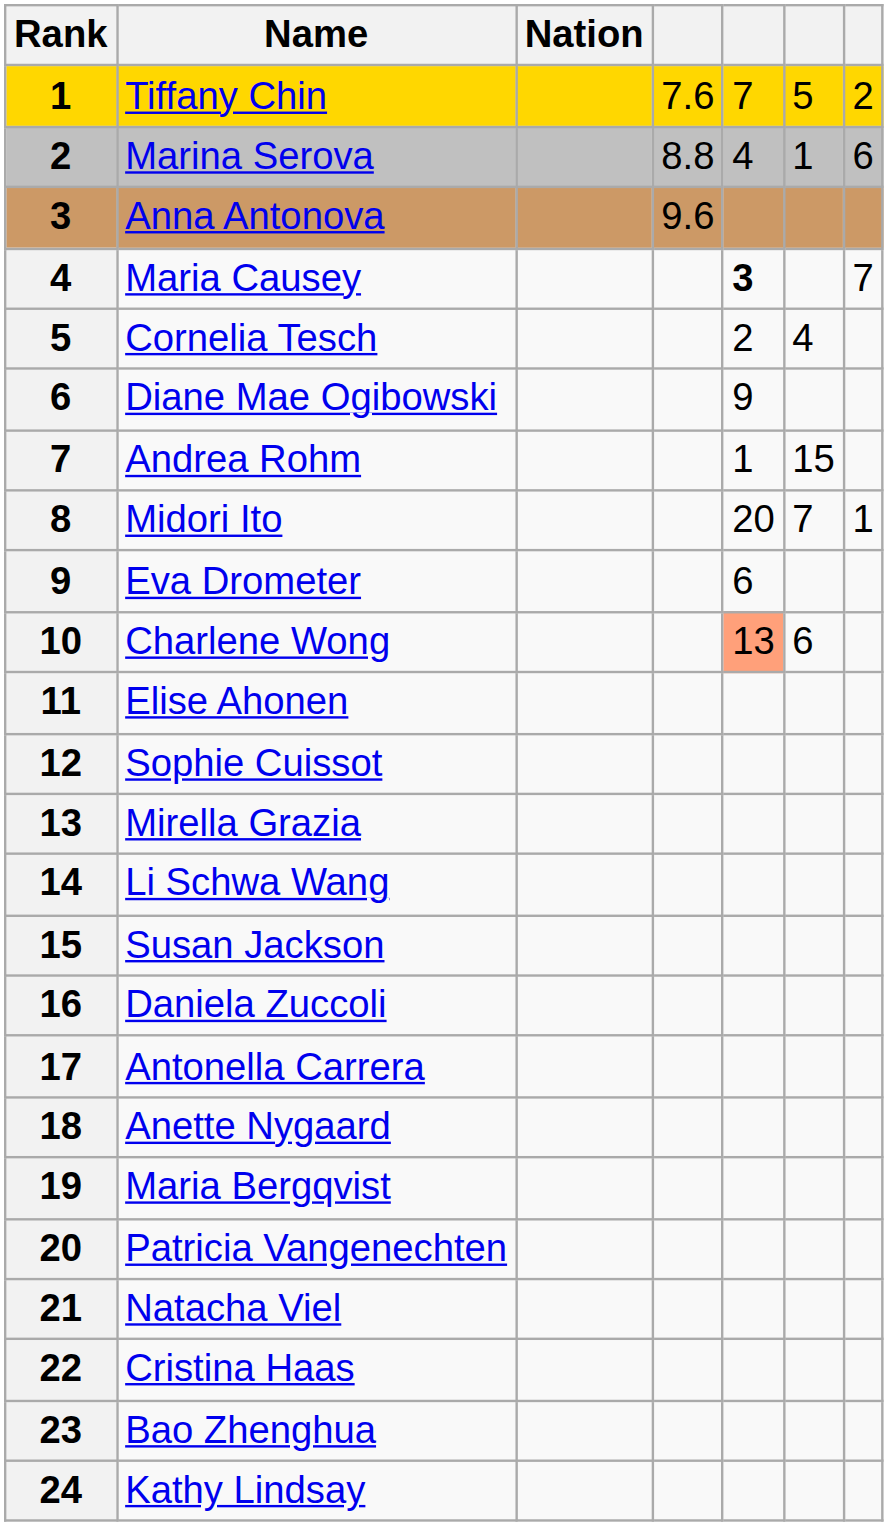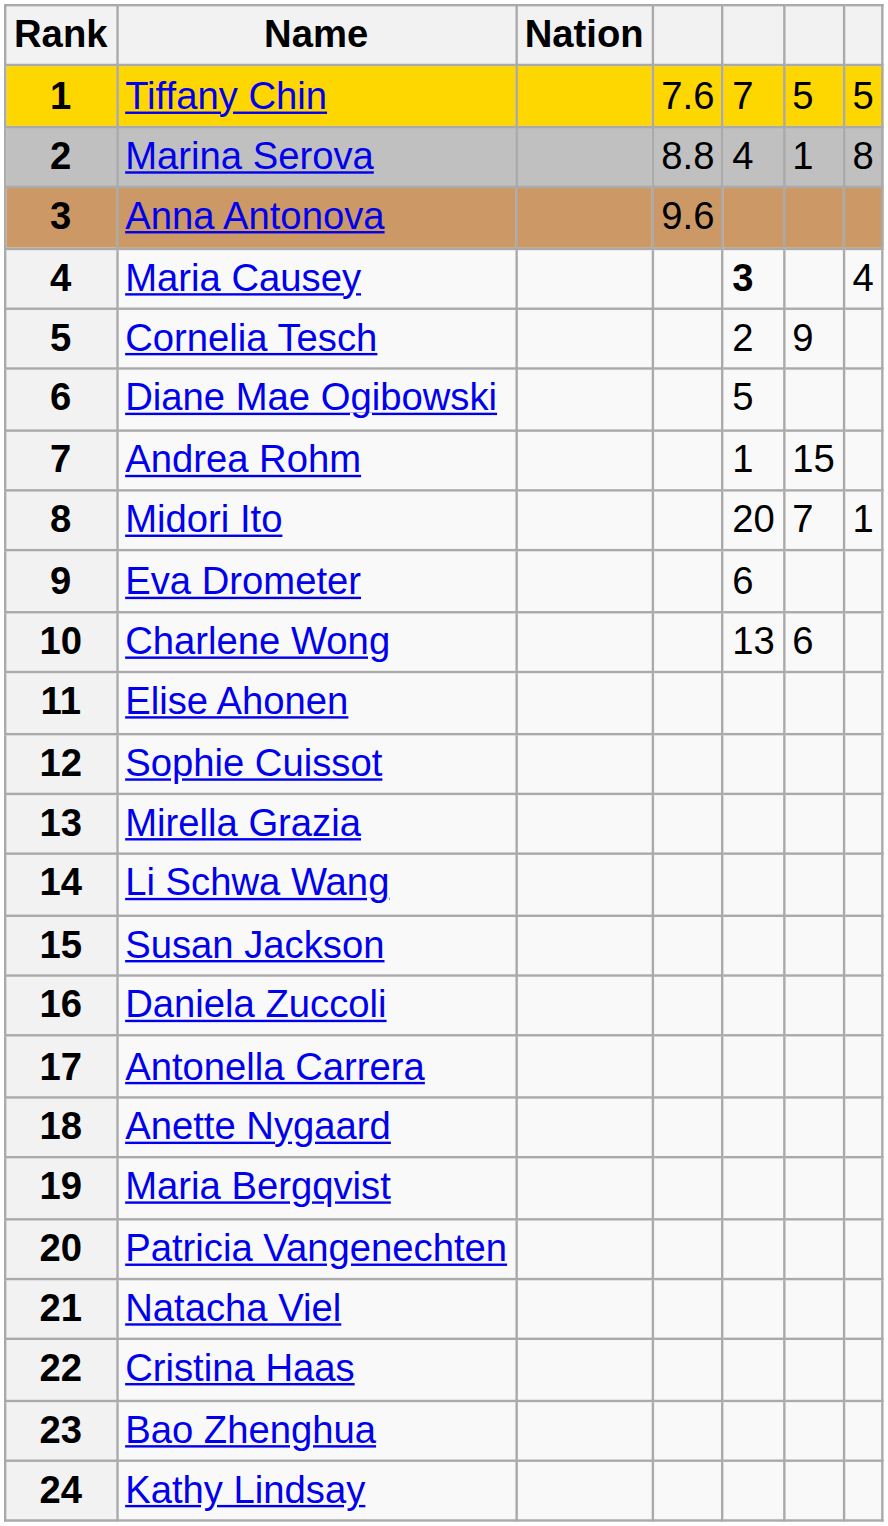(863, 95) 2 -> (863, 95) 5
(863, 156) 6 -> (863, 156) 8
(863, 277) 7 -> (863, 277) 4
(803, 338) 4 -> (803, 338) 9
(743, 398) 9 -> (743, 398) 5
(753, 641) lightsalmon background -> (753, 641) no background
